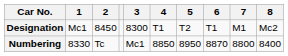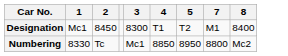- column: (217, 12)
(268, 28) Mc2 -> (243, 28) 8400
(270, 43) 8400 -> (242, 43) Mc2
